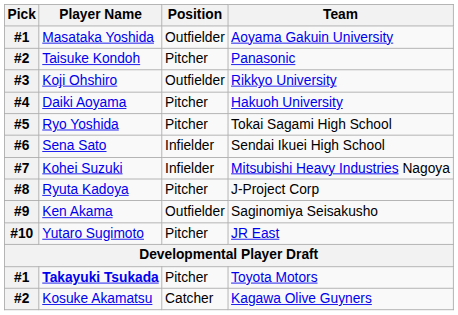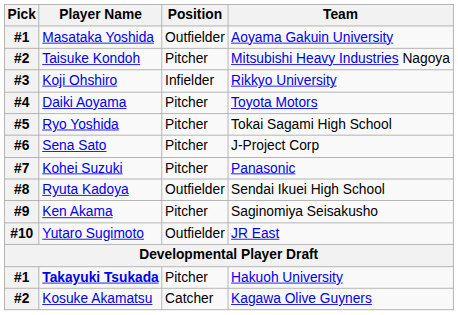(263, 59) Panasonic -> (340, 59) Mitsubishi Heavy Industries Nagoya
(195, 80) Outfielder -> (190, 80) Infielder
(287, 102) Hakuoh University -> (274, 102) Toyota Motors
(190, 146) Infielder -> (187, 146) Pitcher
(308, 146) Sendai Ikuei High School -> (275, 146) J-Project Corp
(190, 168) Infielder -> (187, 168) Pitcher
(340, 168) Mitsubishi Heavy Industries Nagoya -> (263, 168) Panasonic
(187, 189) Pitcher -> (195, 189) Outfielder
(275, 189) J-Project Corp -> (308, 189) Sendai Ikuei High School
(195, 211) Outfielder -> (187, 211) Pitcher
(187, 233) Pitcher -> (195, 233) Outfielder
(274, 277) Toyota Motors -> (287, 277) Hakuoh University
